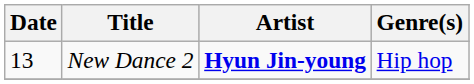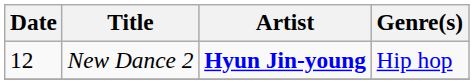(22, 60) 13 -> (22, 60) 12
